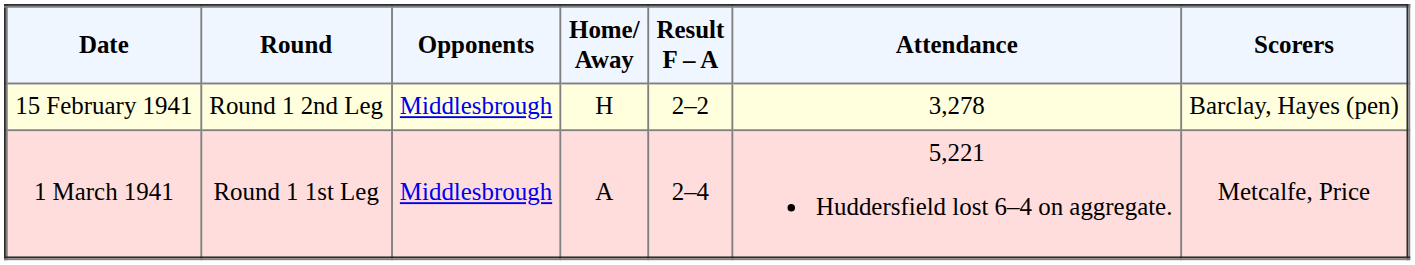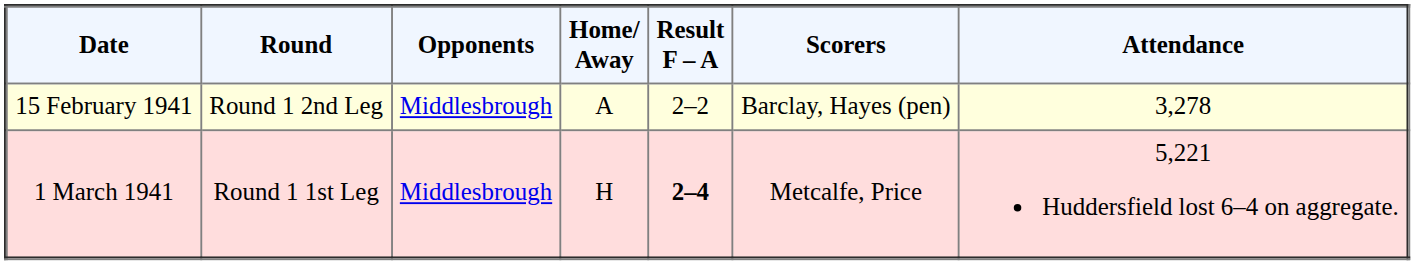columns swapped: (1294, 44) <-> (957, 44)
(604, 106) H -> (604, 106) A
(604, 193) A -> (604, 193) H
(690, 193) normal -> (690, 193) bold
